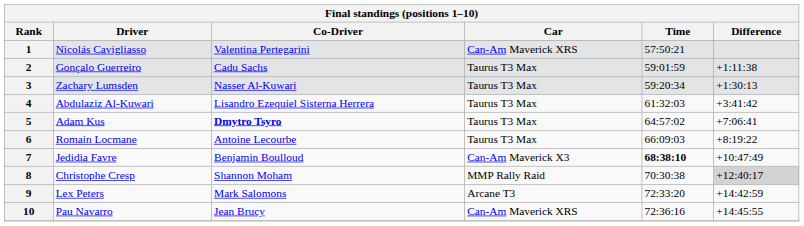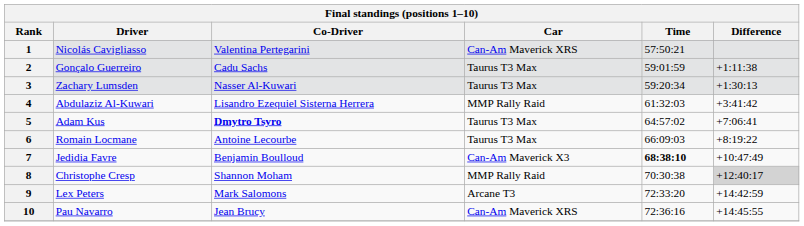(502, 103) Taurus T3 Max -> (506, 103) MMP Rally Raid
